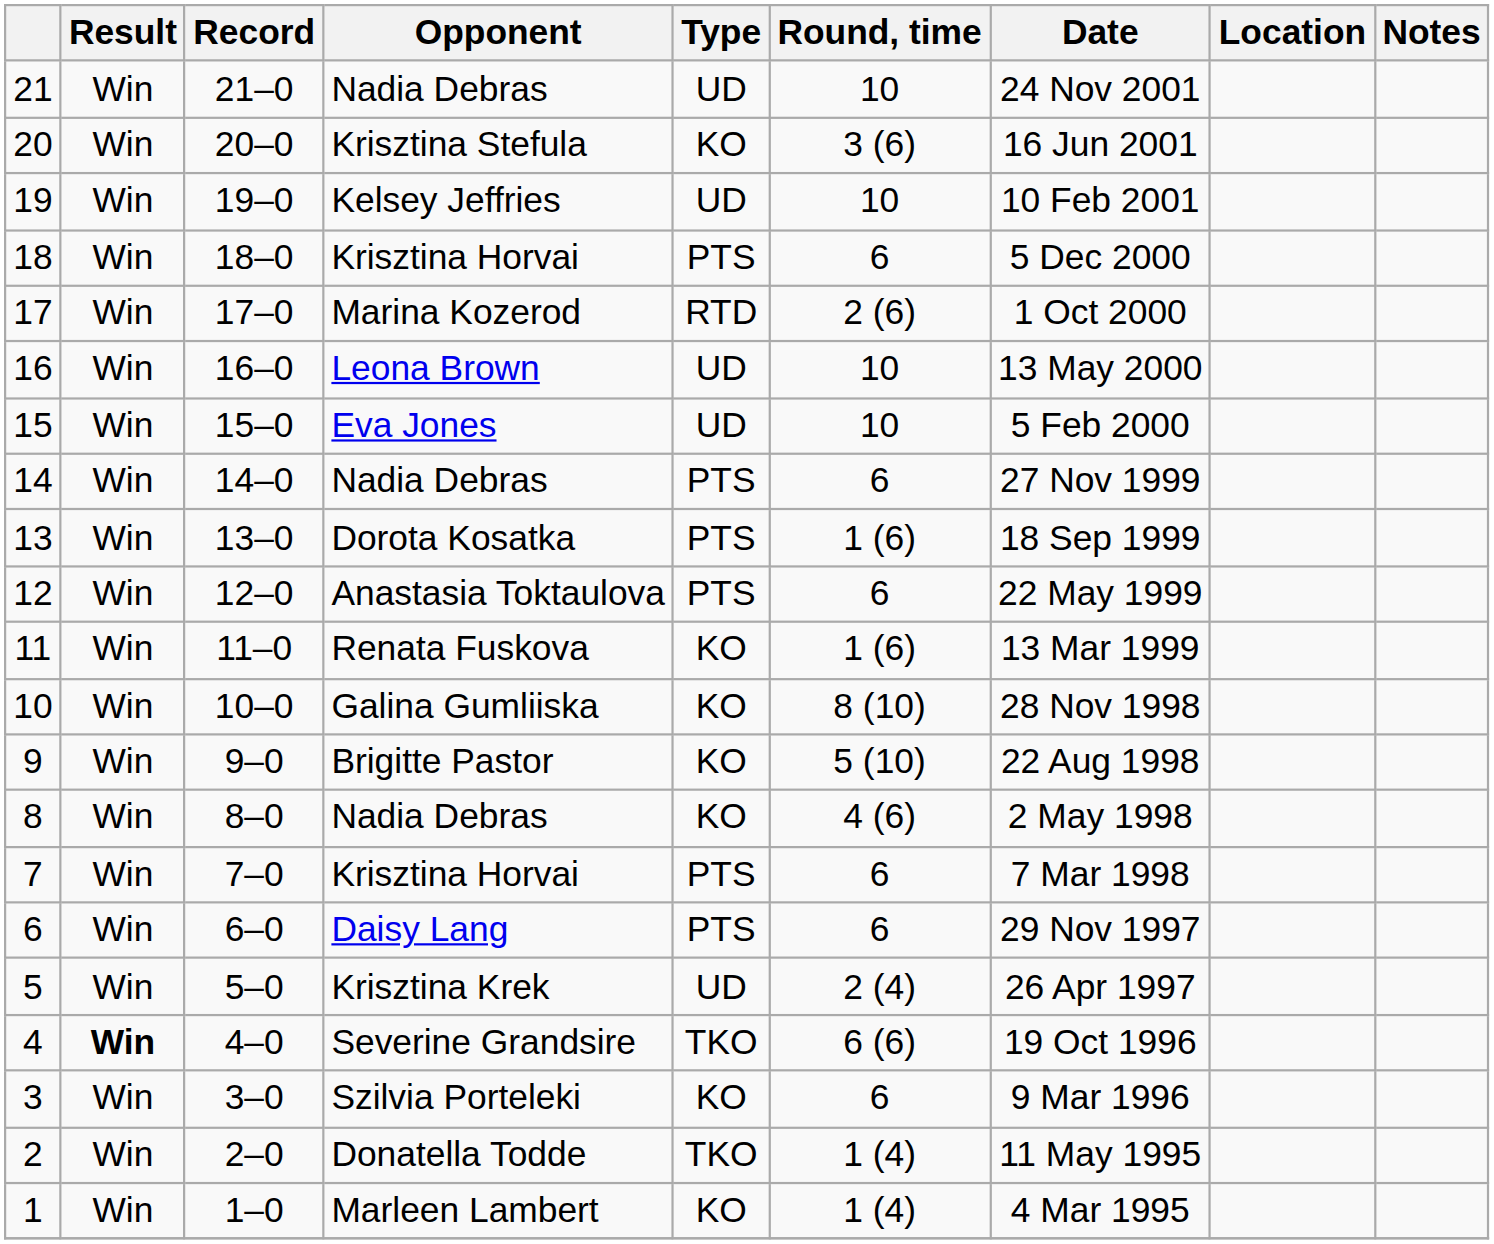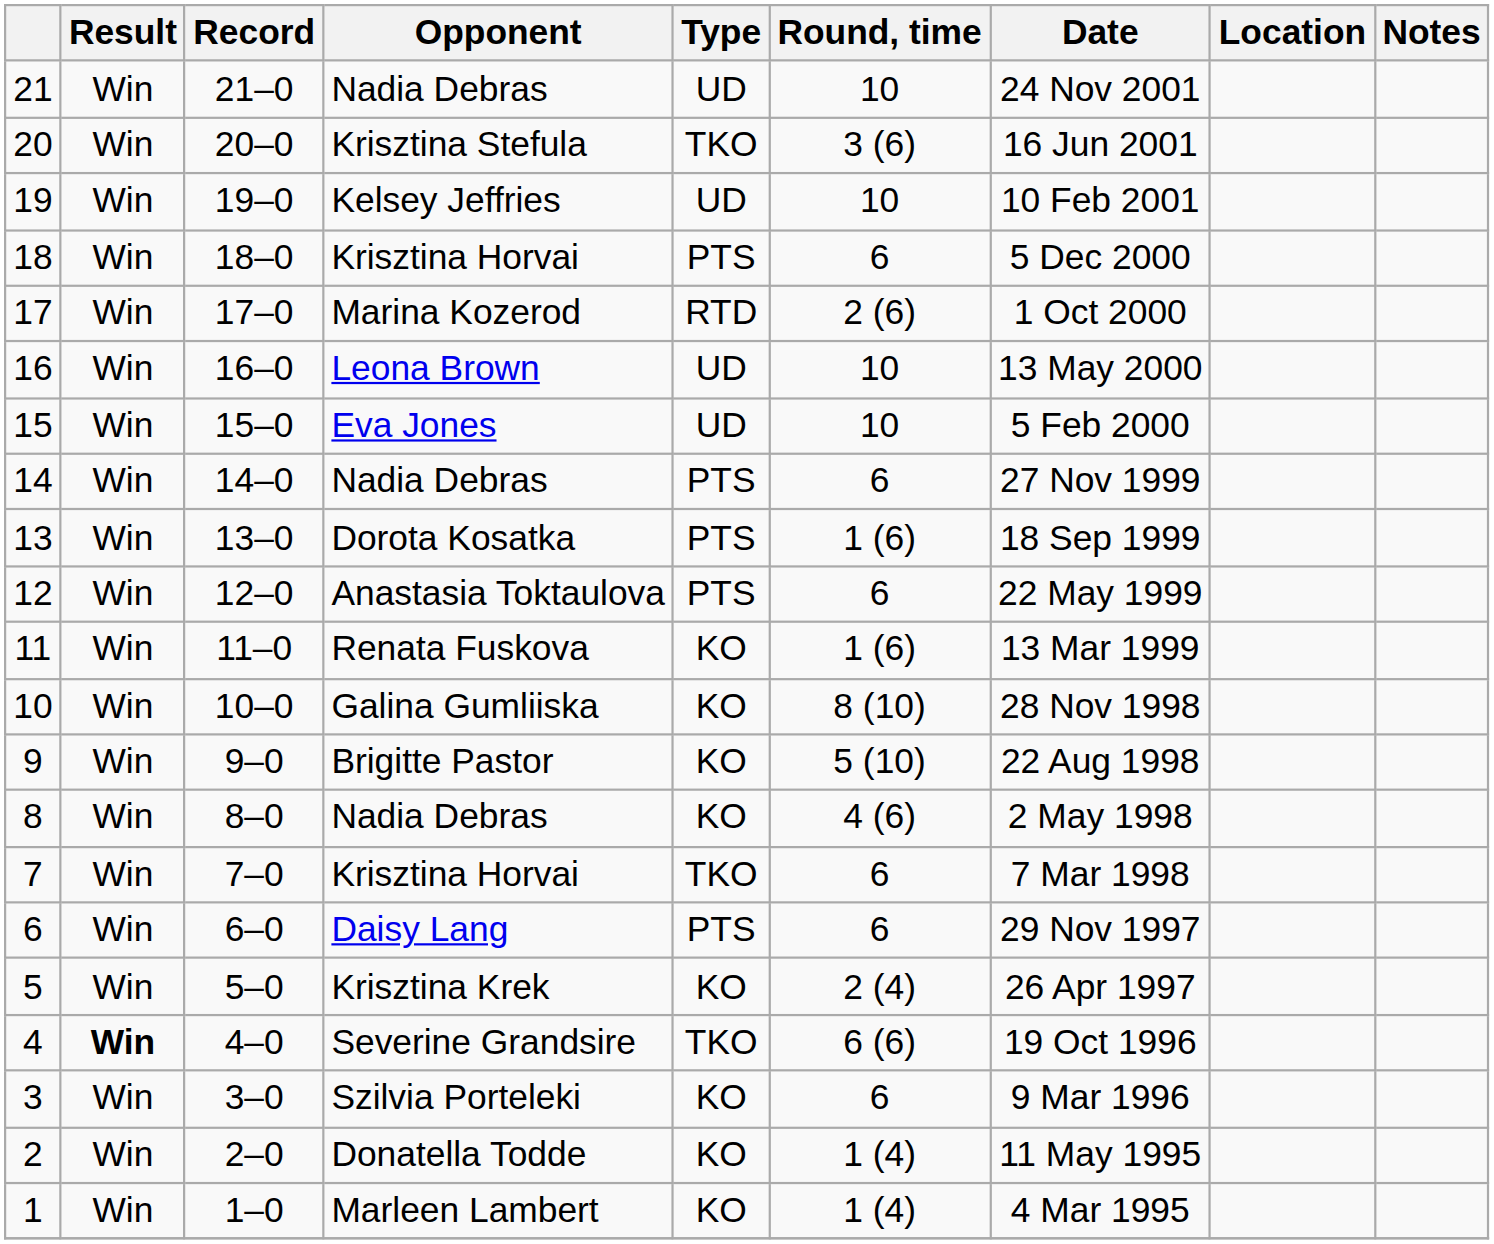(721, 144) KO -> (721, 144) TKO
(721, 873) PTS -> (721, 873) TKO
(721, 985) UD -> (721, 985) KO
(721, 1154) TKO -> (721, 1154) KO
